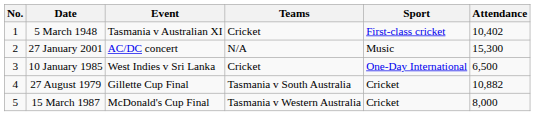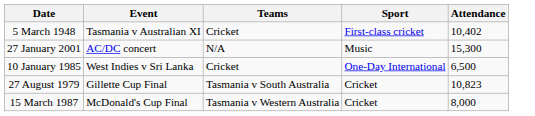- column: (15, 13)
(488, 84) 10,882 -> (466, 84) 10,823
